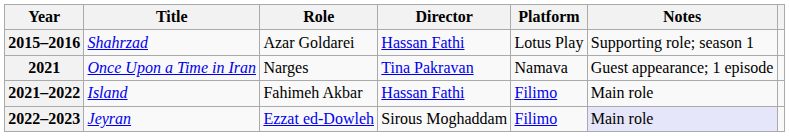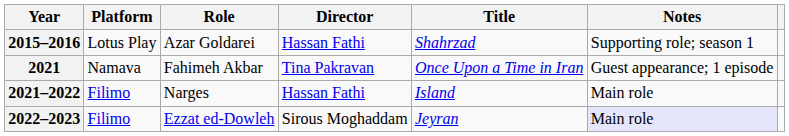columns swapped: (172, 17) <-> (549, 17)
(286, 67) Narges -> (213, 67) Fahimeh Akbar
(313, 93) Fahimeh Akbar -> (186, 93) Narges
